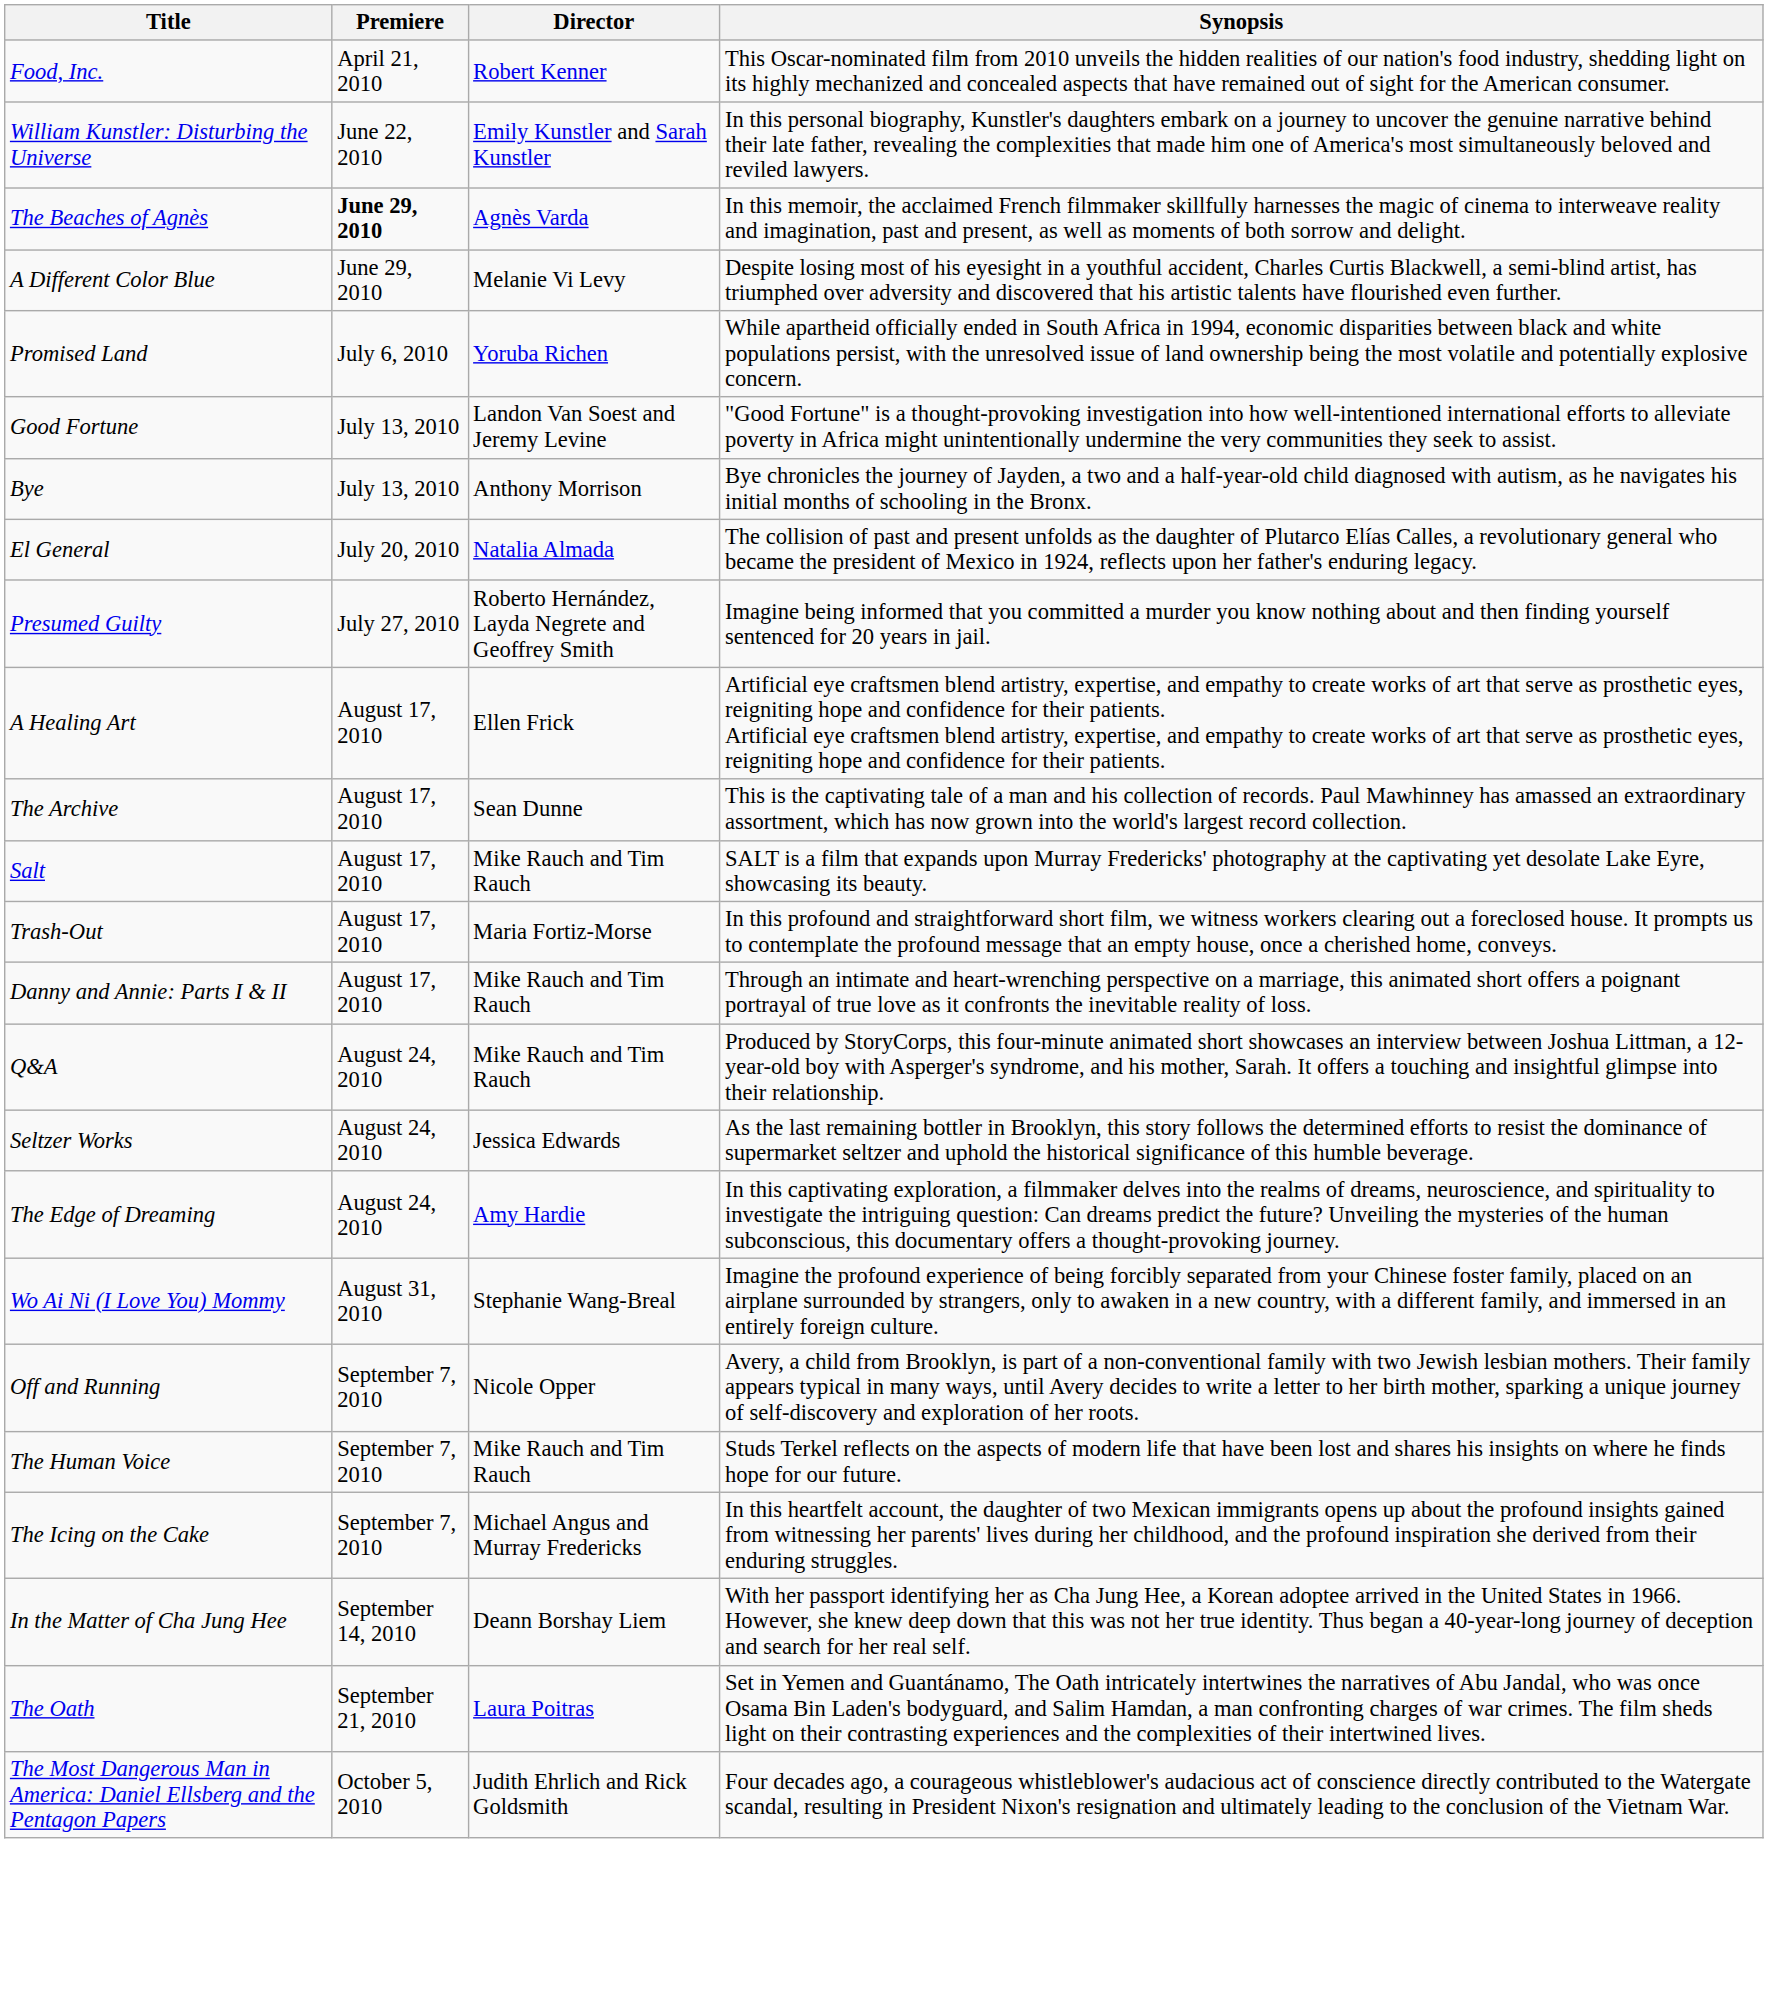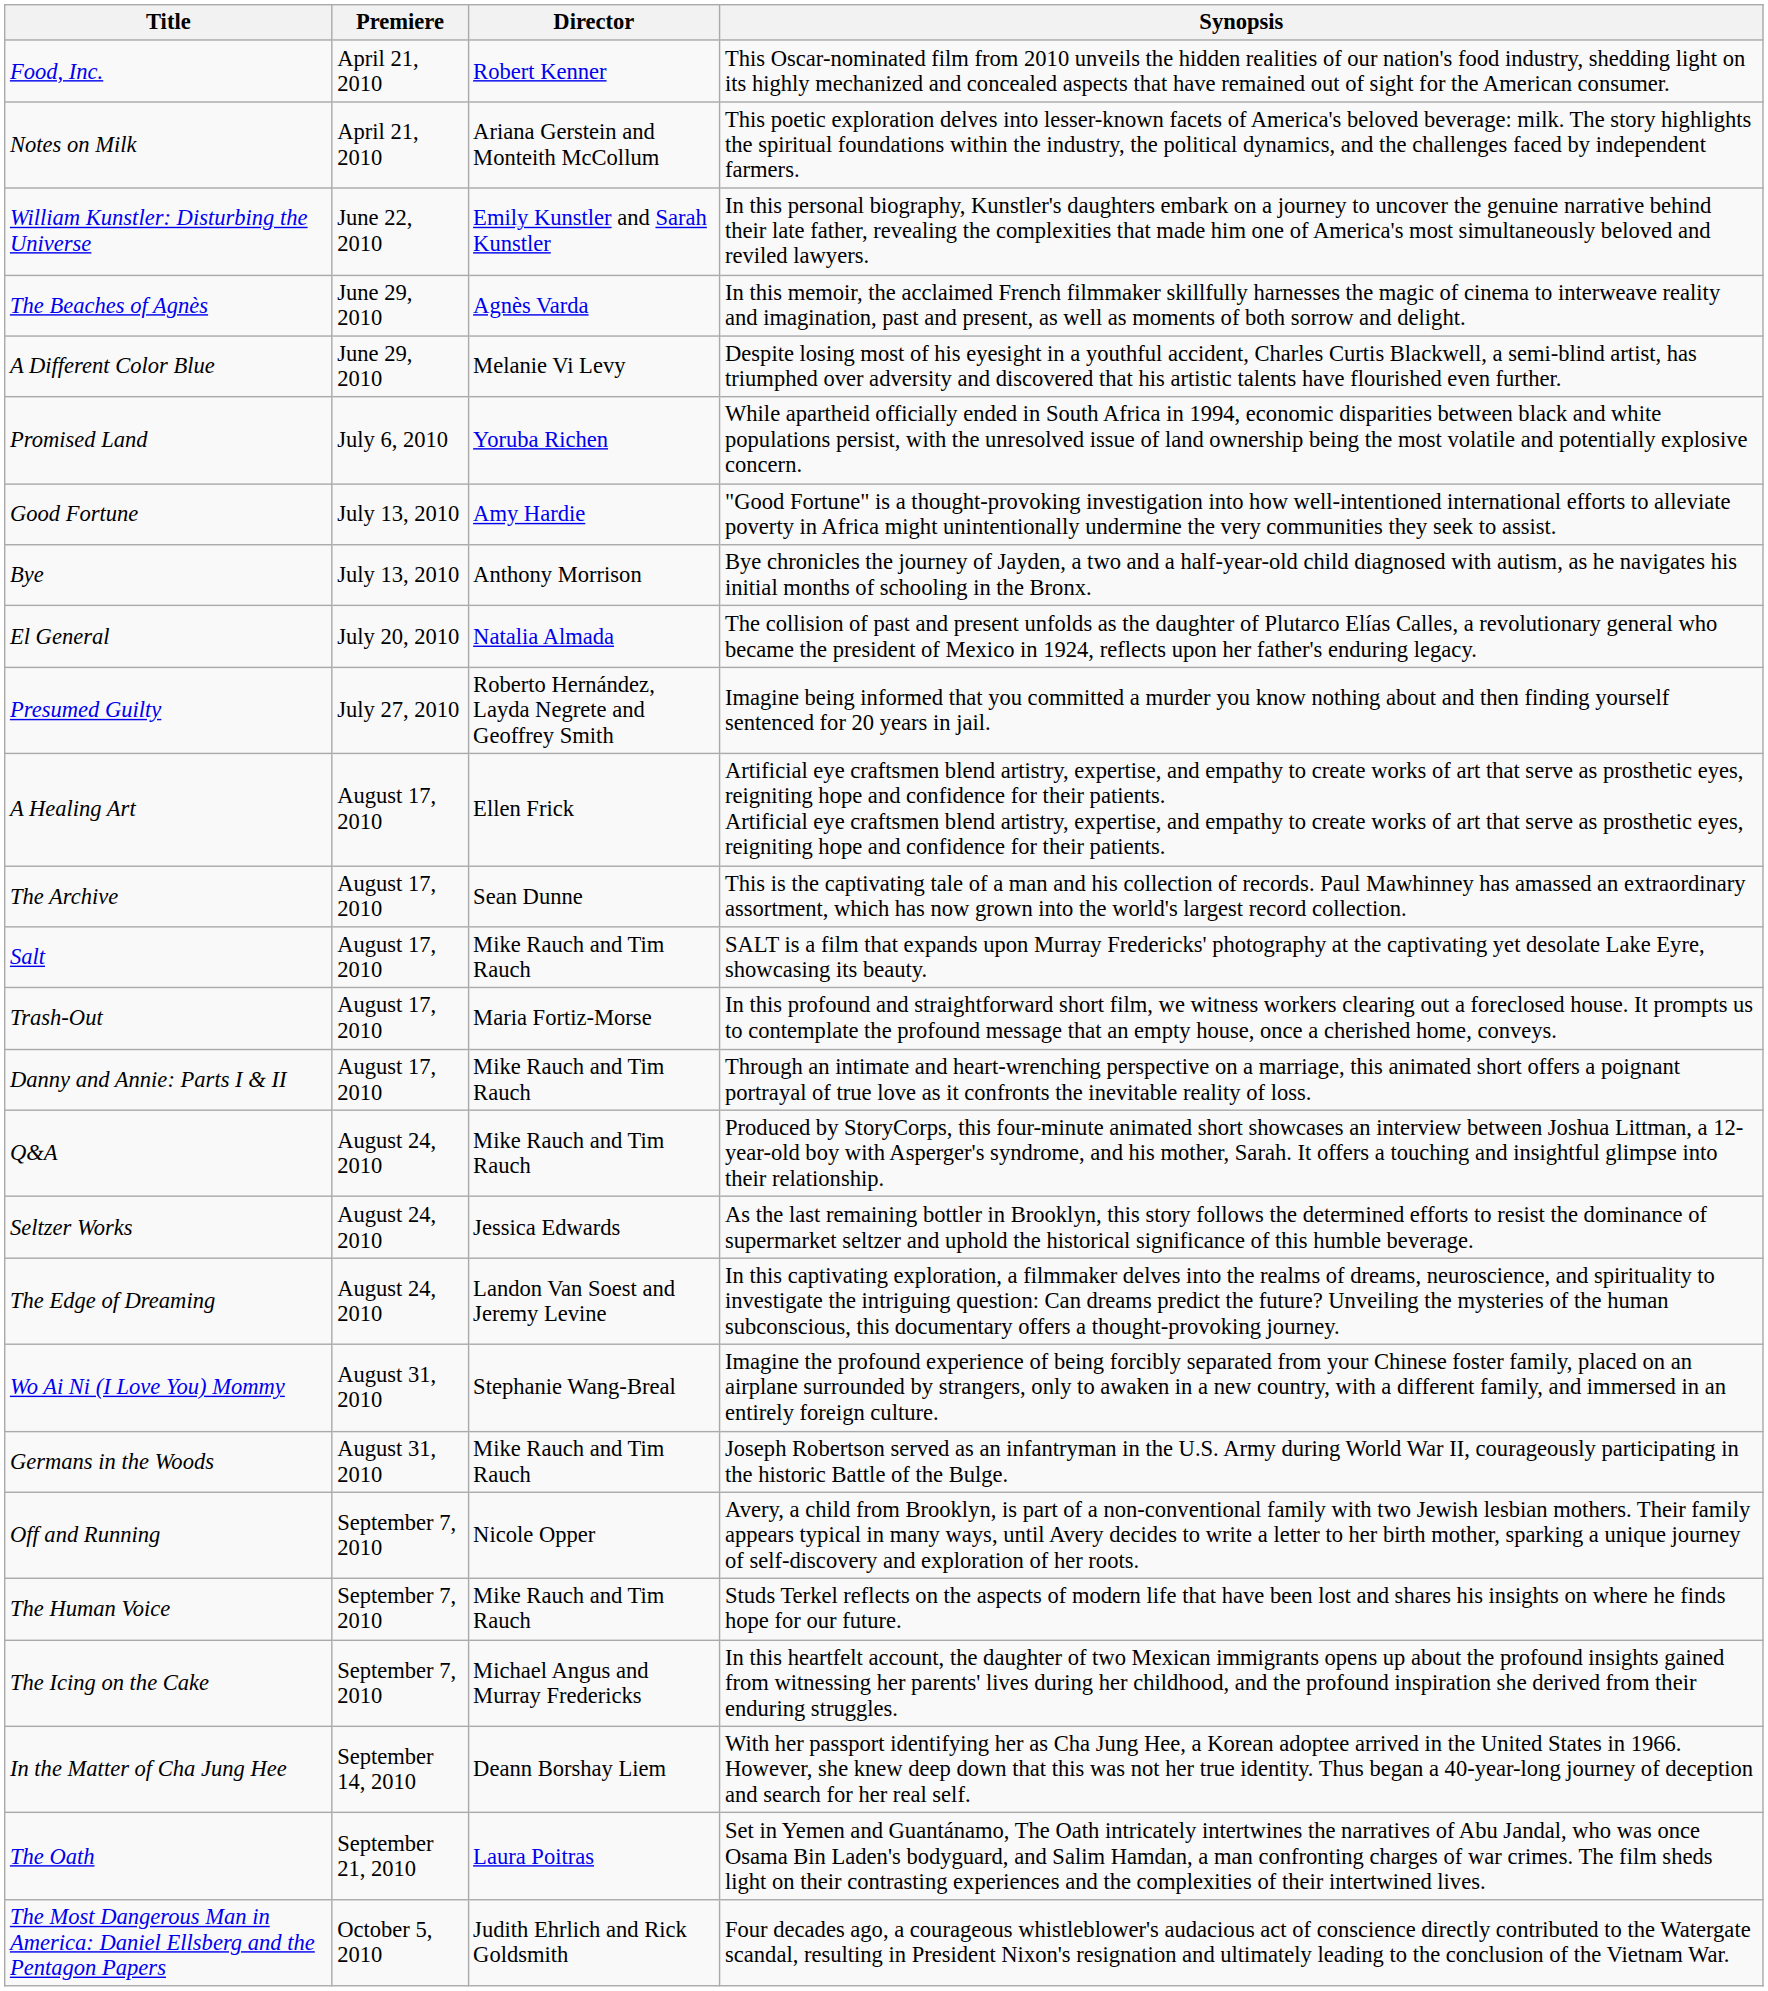+ row: (73, 144)
(377, 218) bold -> (375, 305) normal
(574, 427) Landon Van Soest and Jeremy Levine -> (529, 513) Amy Hardie
(529, 1214) Amy Hardie -> (574, 1300) Landon Van Soest and Jeremy Levine
+ row: (112, 1461)
